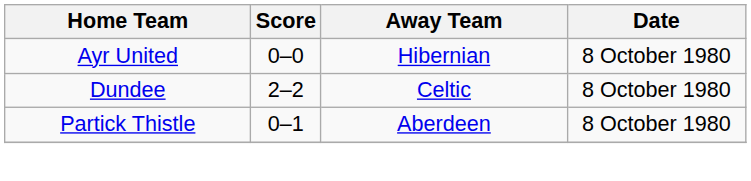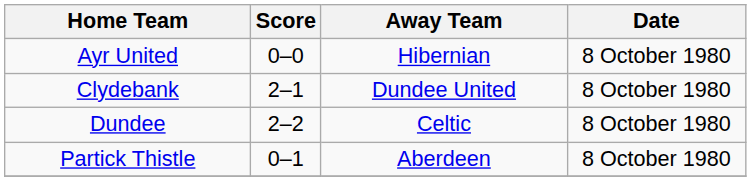+ row: (128, 90)
